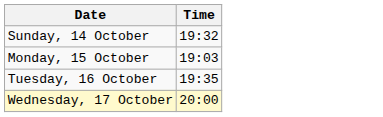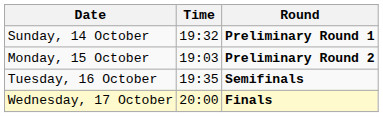+ column: (300, 15)
